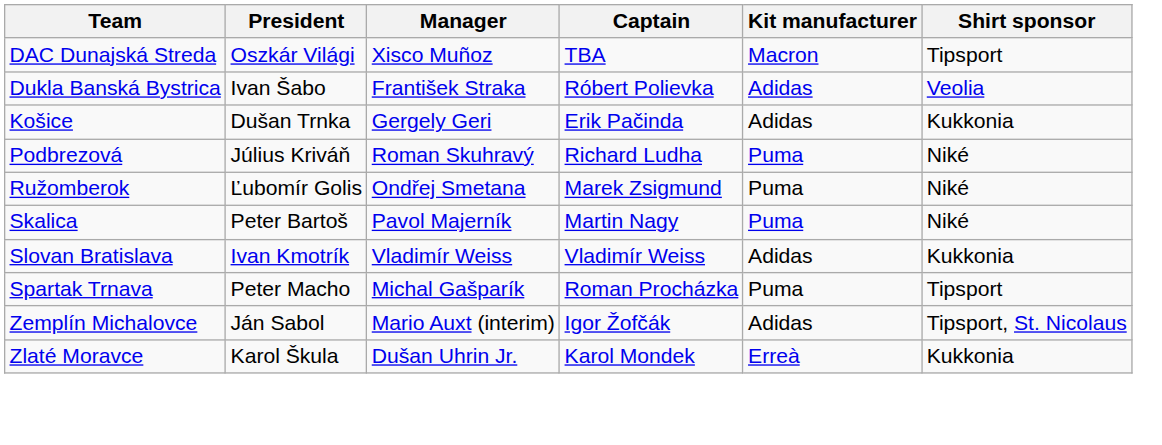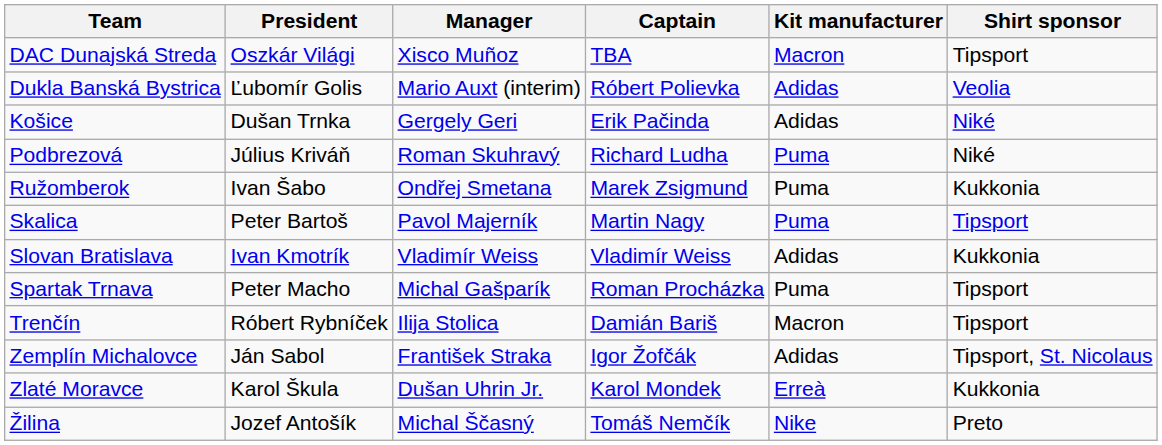(278, 88) Ivan Šabo -> (296, 88) Ľubomír Golis
(449, 88) František Straka -> (489, 88) Mario Auxt (interim)
(970, 121) Kukkonia -> (974, 121) Niké
(296, 188) Ľubomír Golis -> (278, 188) Ivan Šabo
(948, 188) Niké -> (996, 188) Kukkonia
(948, 222) Niké -> (990, 222) Tipsport
+ row: (45, 322)
(463, 322) Mario Auxt (interim) -> (474, 356) František Straka
+ row: (35, 423)
